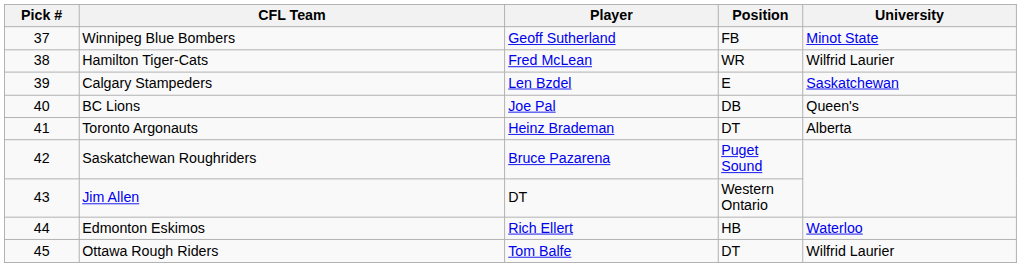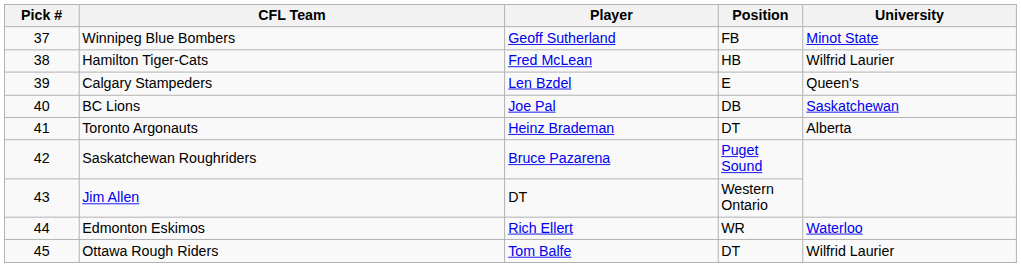(733, 60) WR -> (731, 60) HB
(853, 83) Saskatchewan -> (833, 83) Queen's
(833, 106) Queen's -> (853, 106) Saskatchewan
(731, 228) HB -> (733, 228) WR
